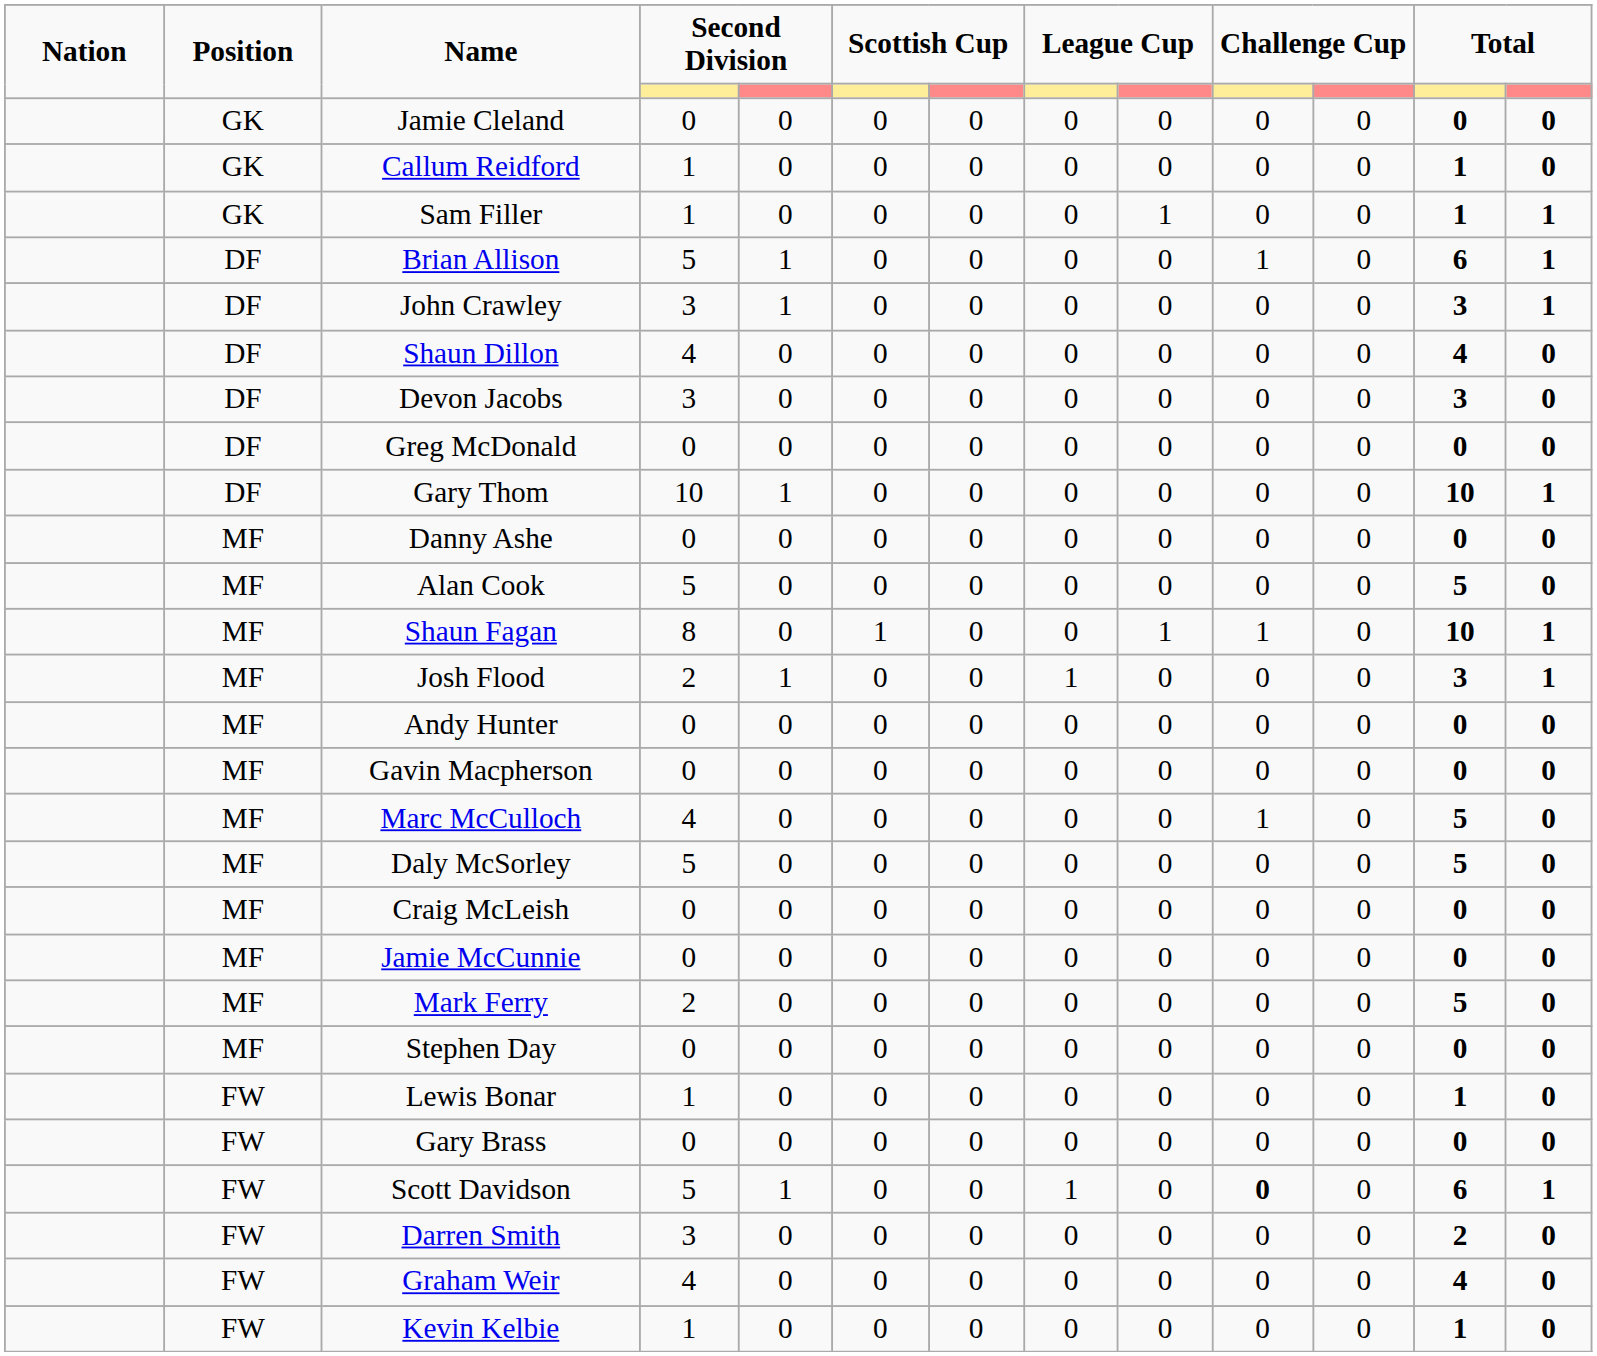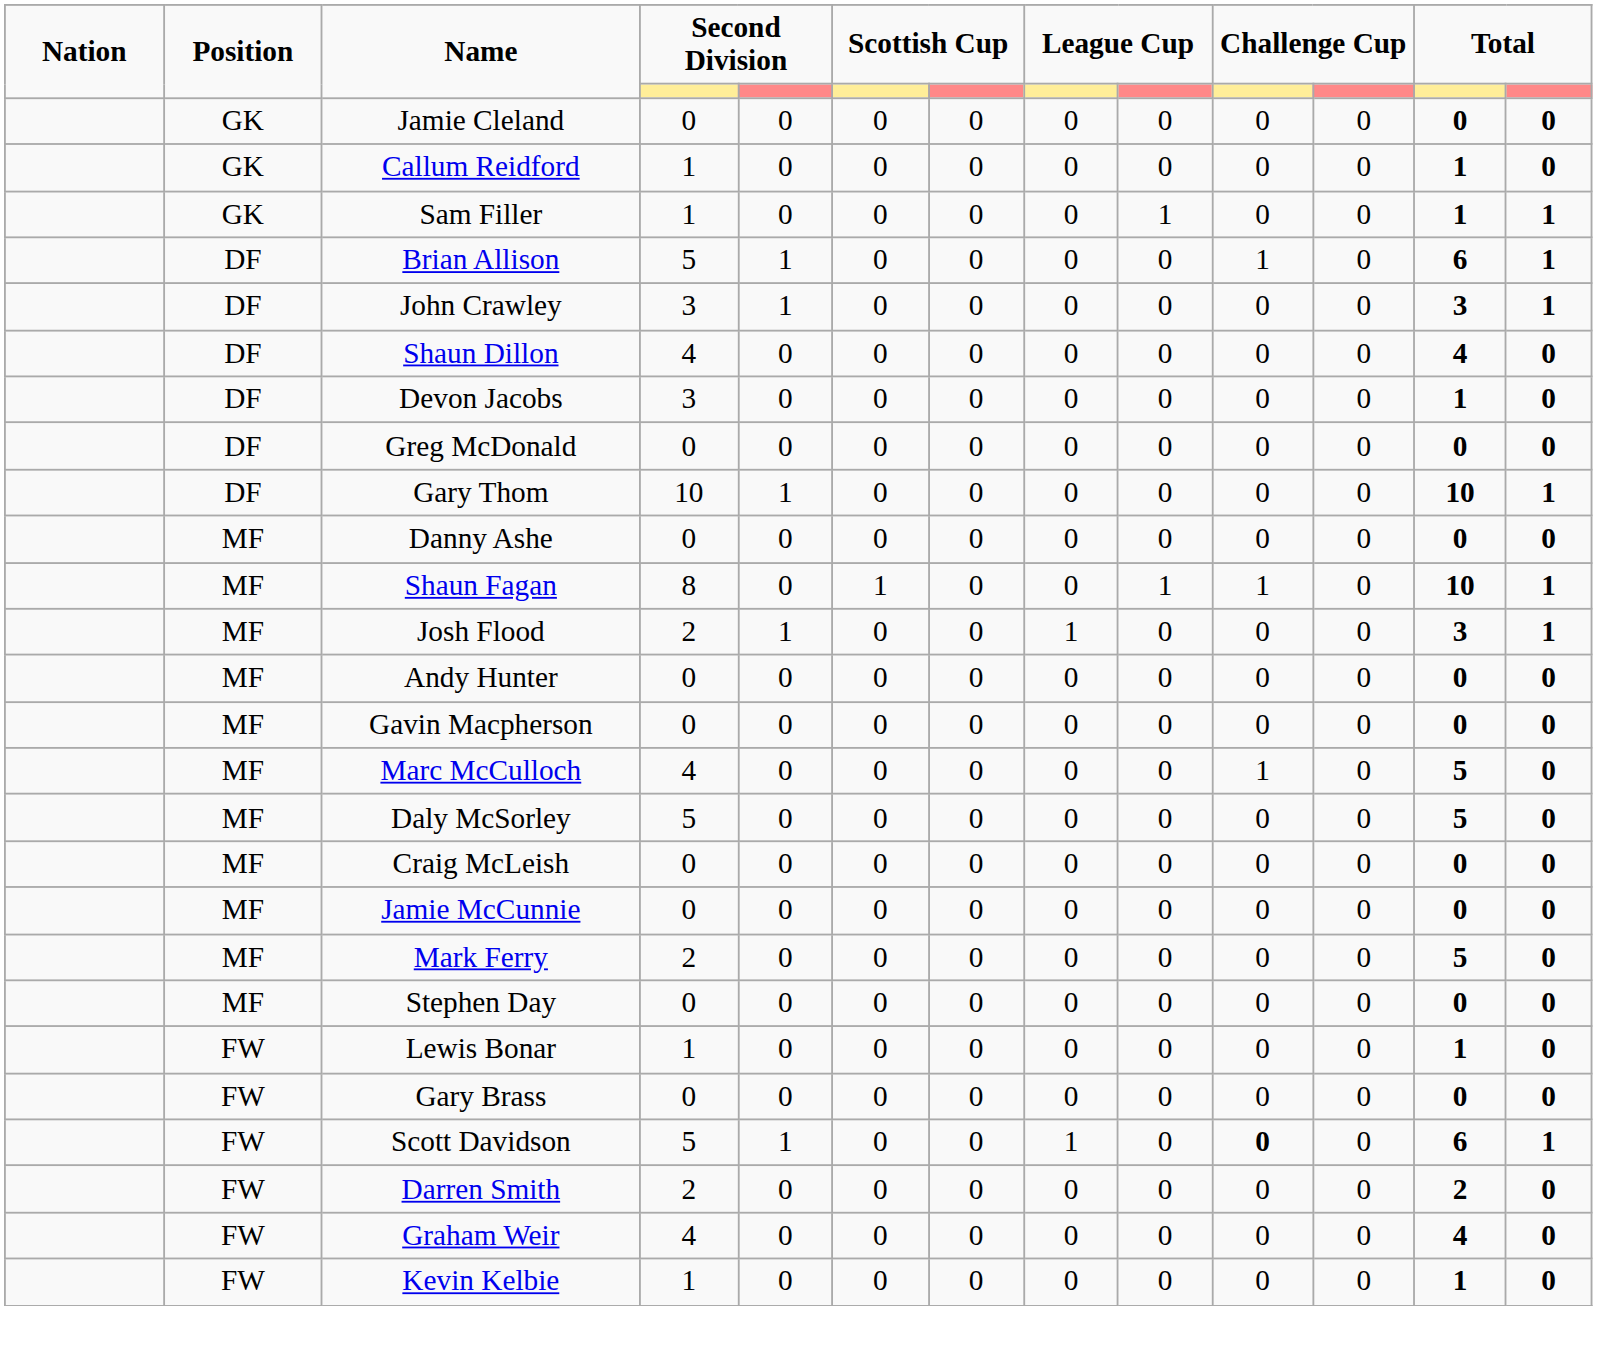(1460, 399) 3 -> (1460, 399) 1
- row: (481, 584)
(689, 1235) 3 -> (689, 1188) 2
